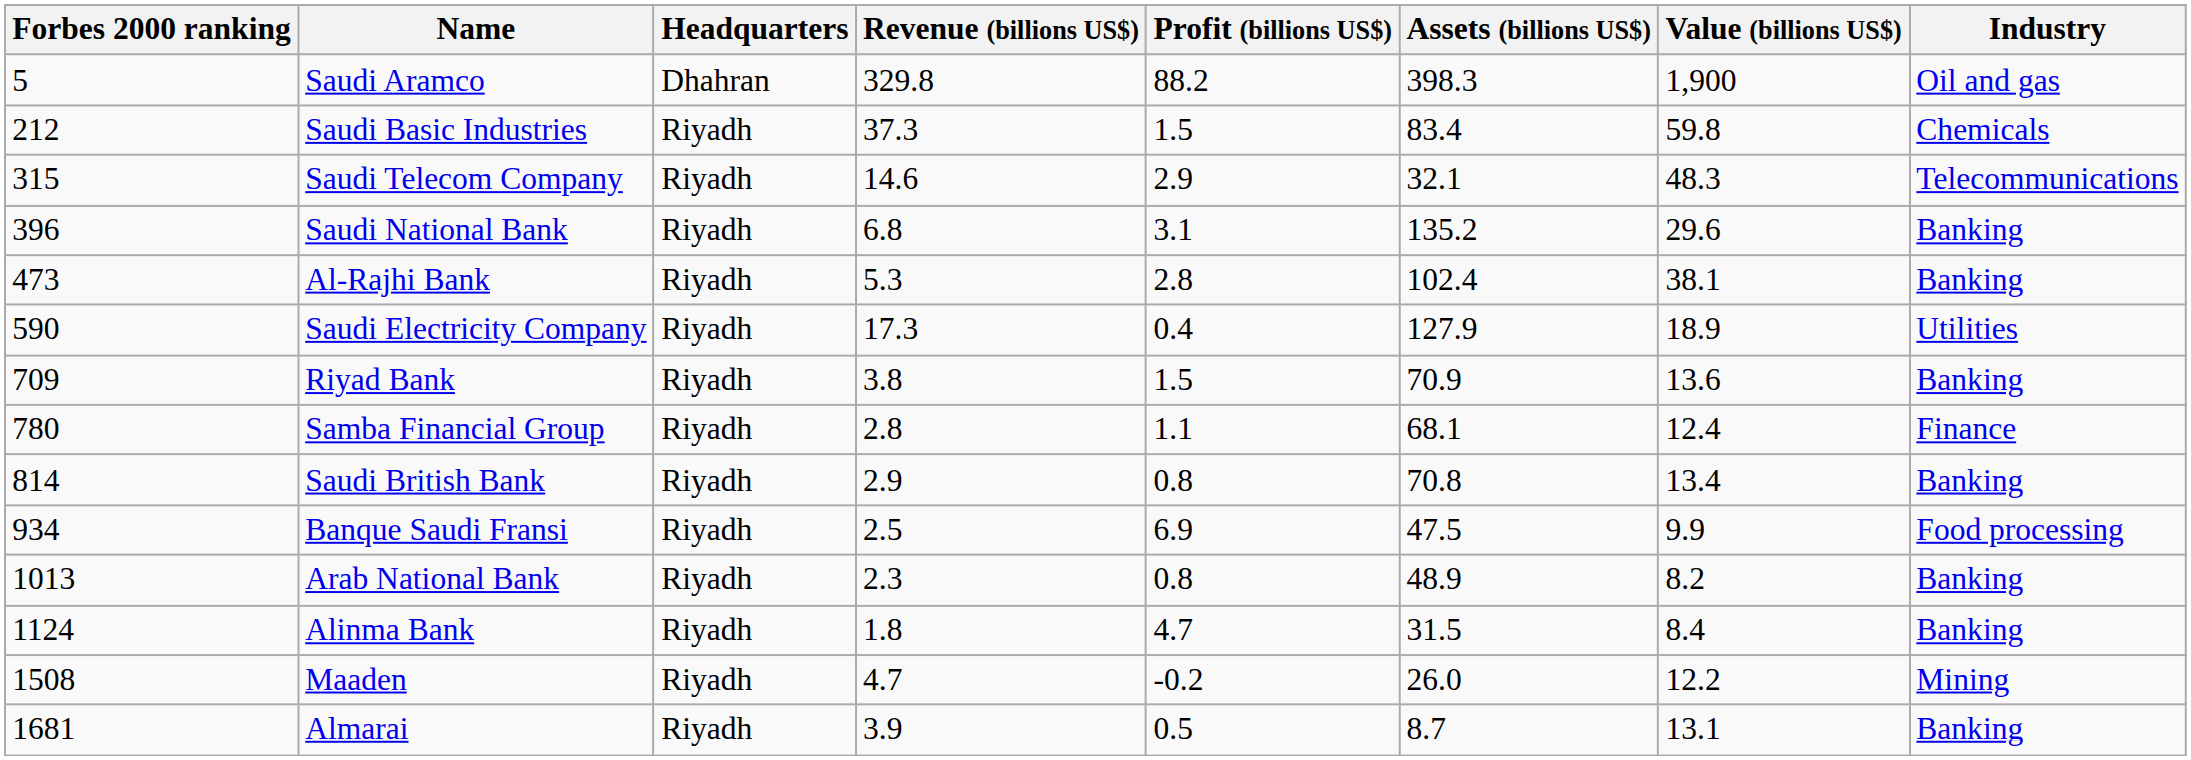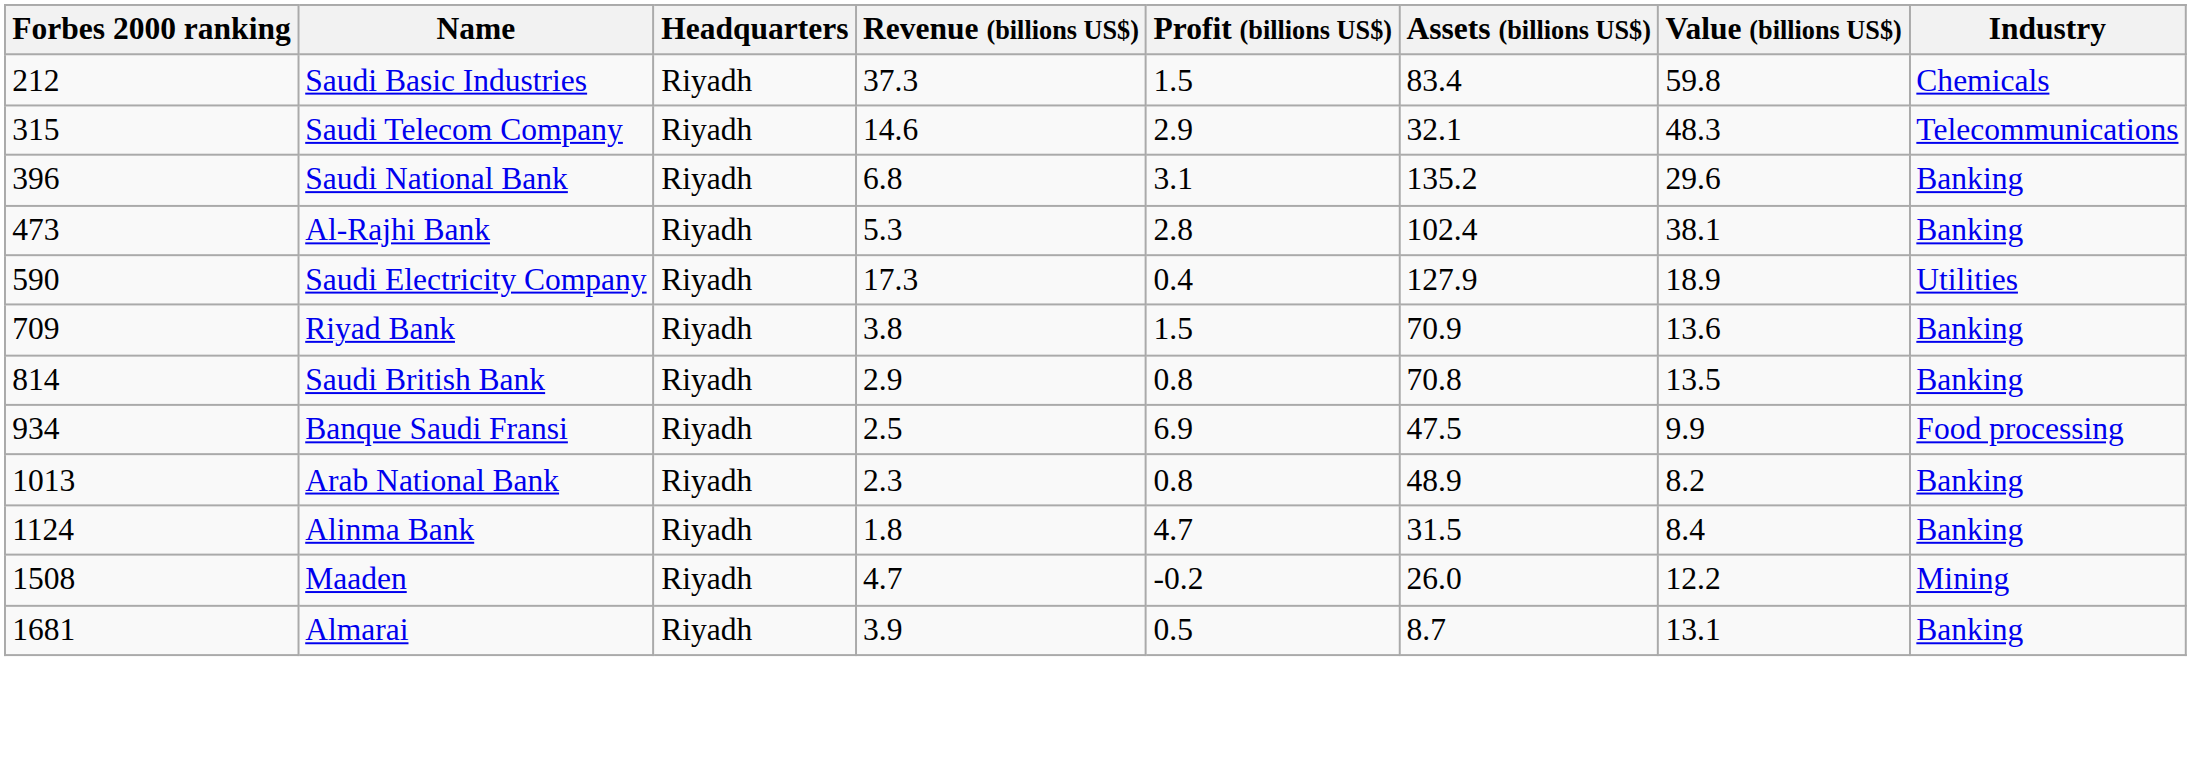- row: (395, 79)
- row: (455, 429)
(1693, 479) 13.4 -> (1693, 379) 13.5
